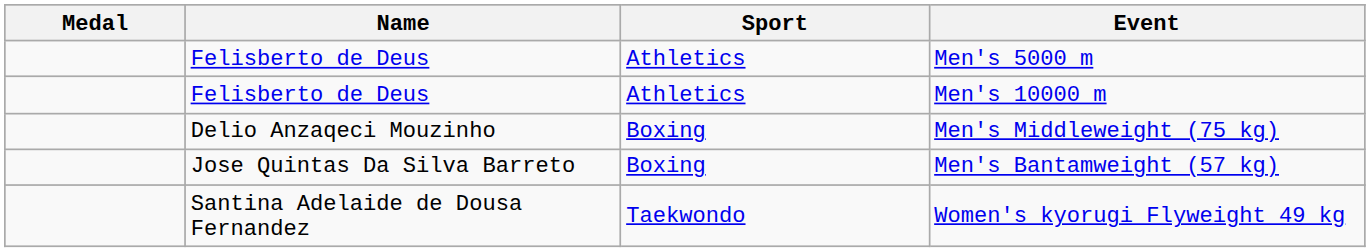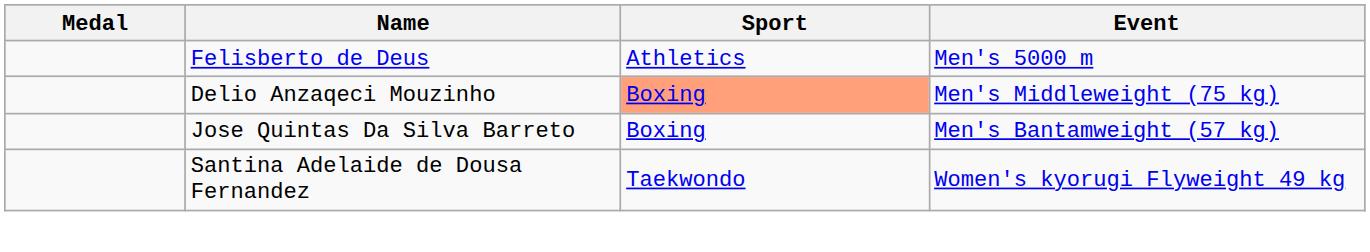- row: (1020, 95)
(666, 131) no background -> (666, 95) lightsalmon background
